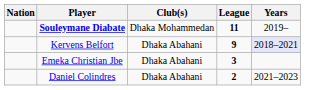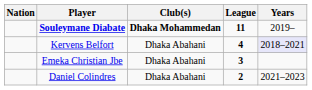(172, 28) normal -> (175, 28) bold
(234, 44) 9 -> (241, 44) 4
